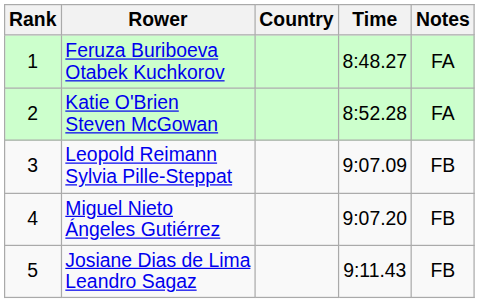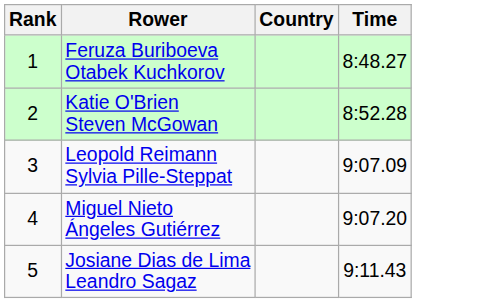- column: (443, 19)
